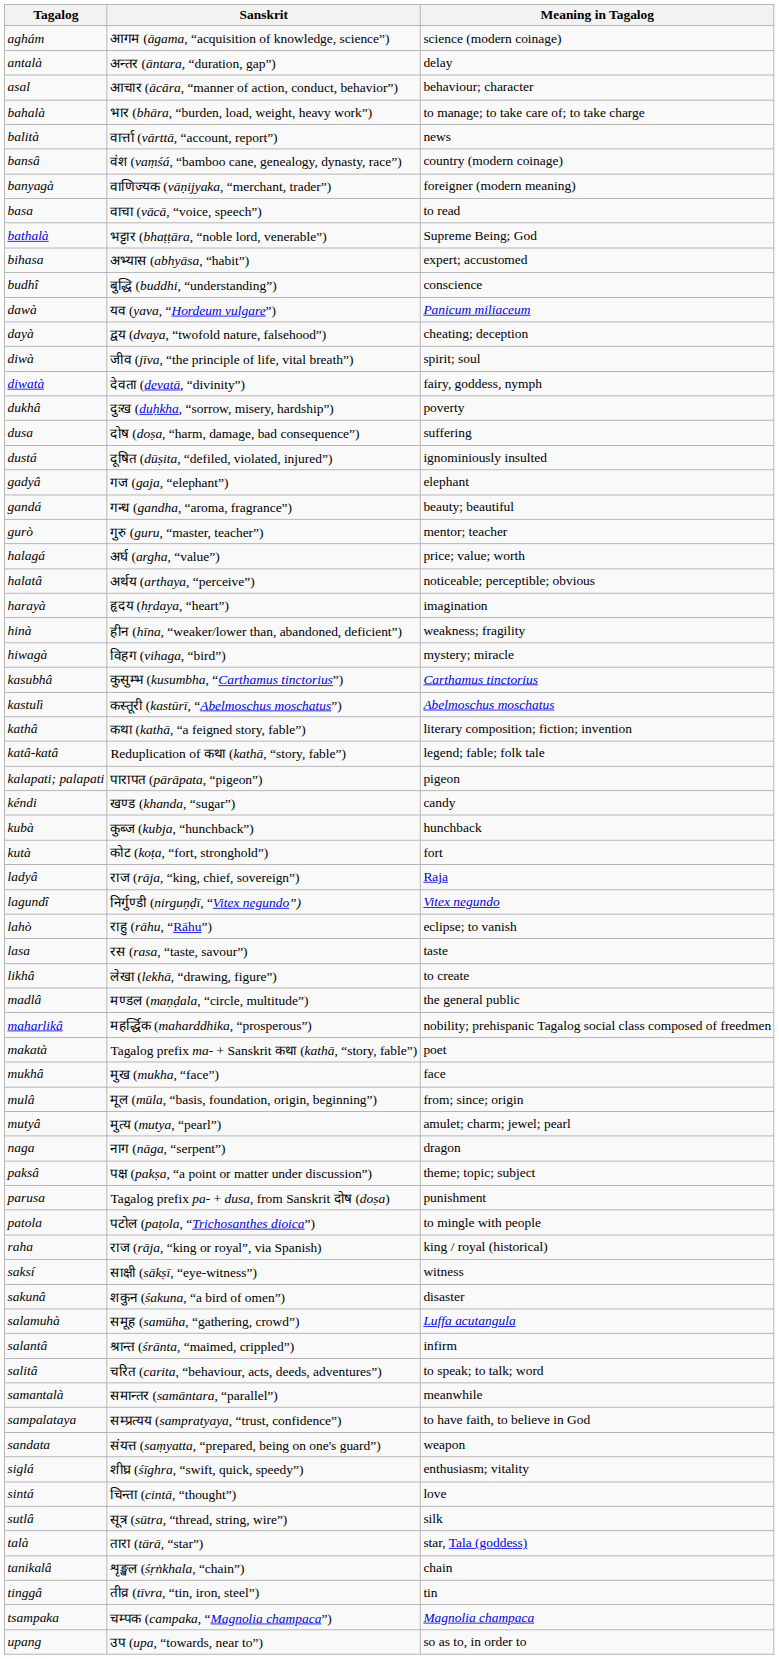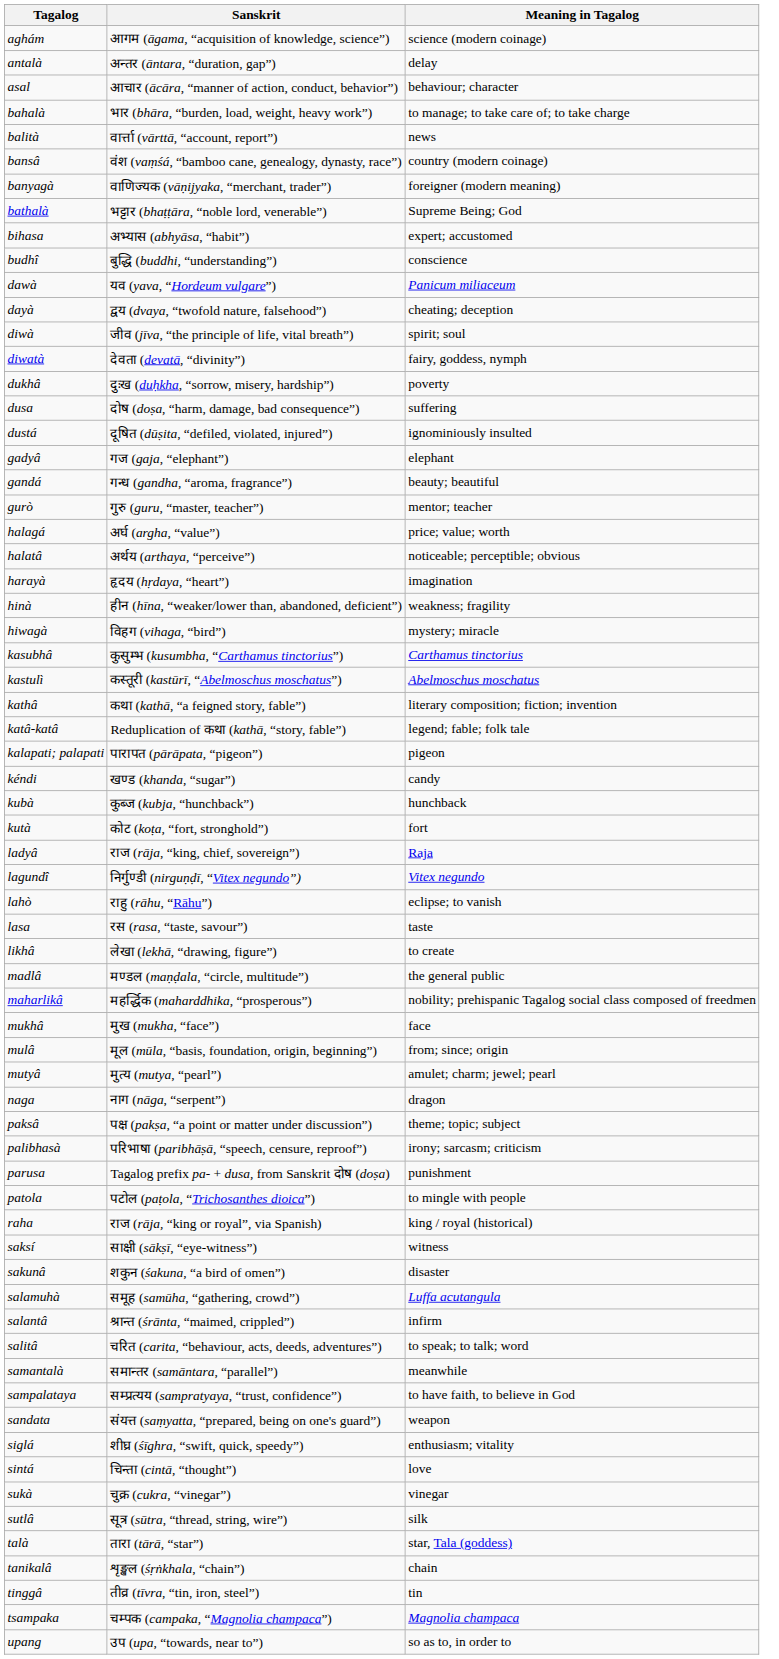- row: (20, 210)
- row: (27, 1049)
+ row: (34, 1148)
+ row: (20, 1493)
